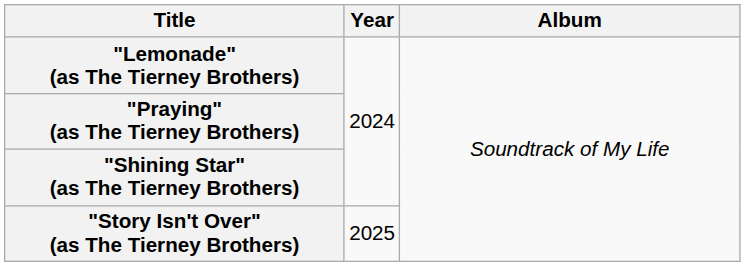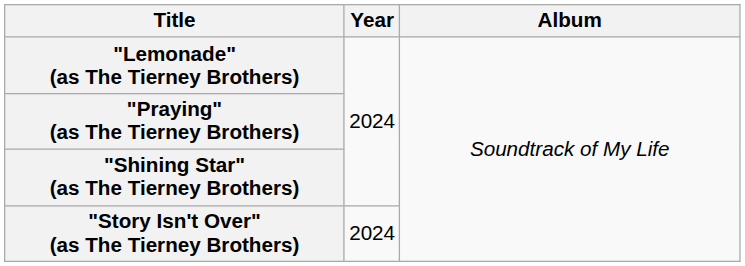(372, 233) 2025 -> (372, 233) 2024
